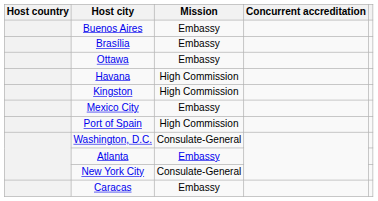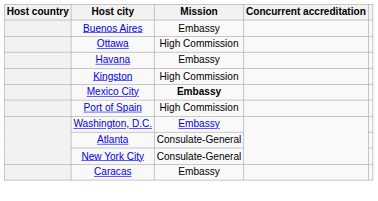- row: (113, 44)
(199, 60) Embassy -> (199, 44) High Commission
(199, 76) High Commission -> (199, 60) Embassy
(199, 108) normal -> (199, 92) bold
(199, 140) Consulate-General -> (199, 124) Embassy
(199, 156) Embassy -> (199, 140) Consulate-General
